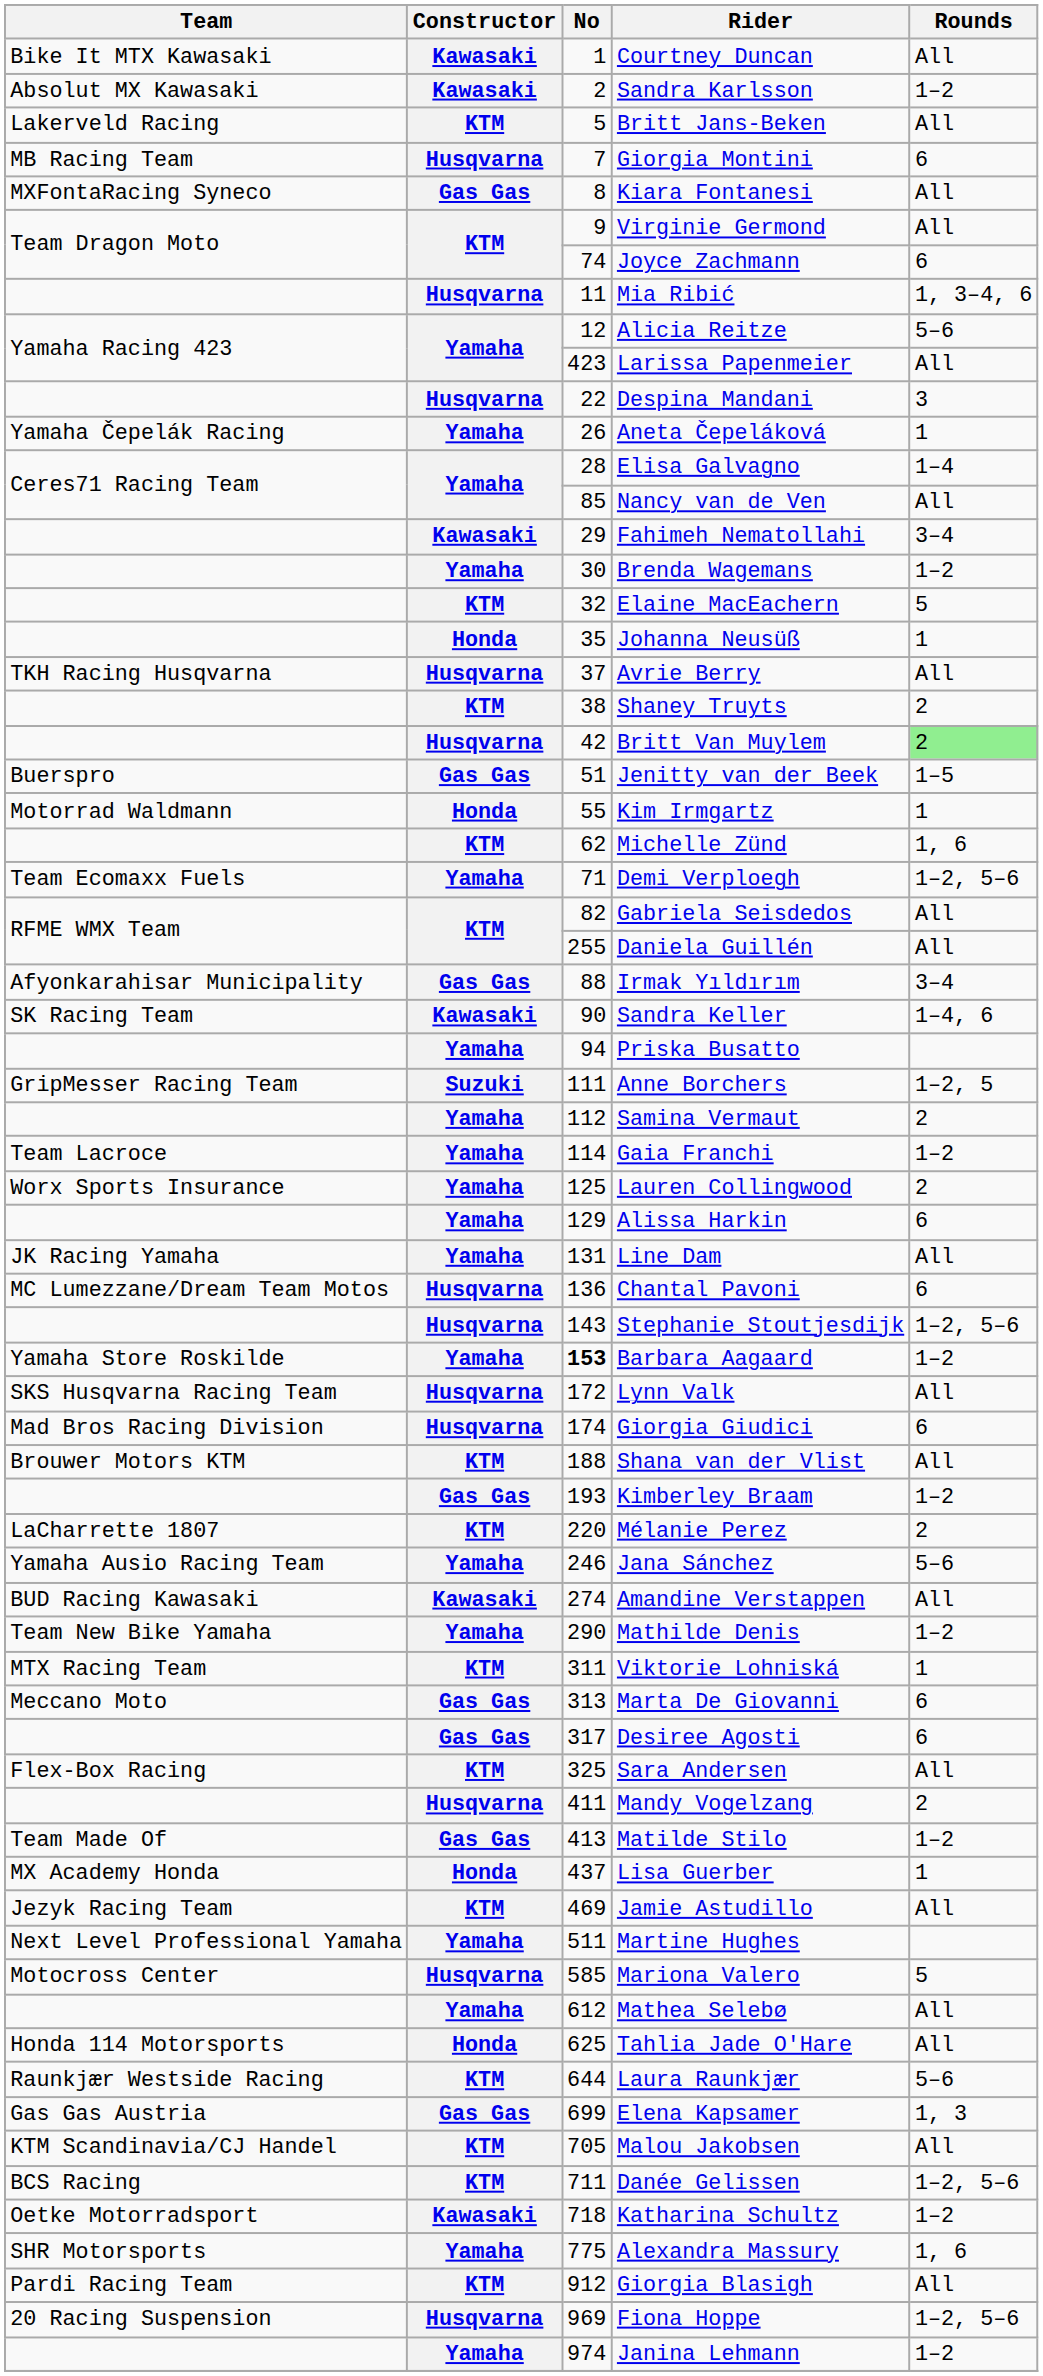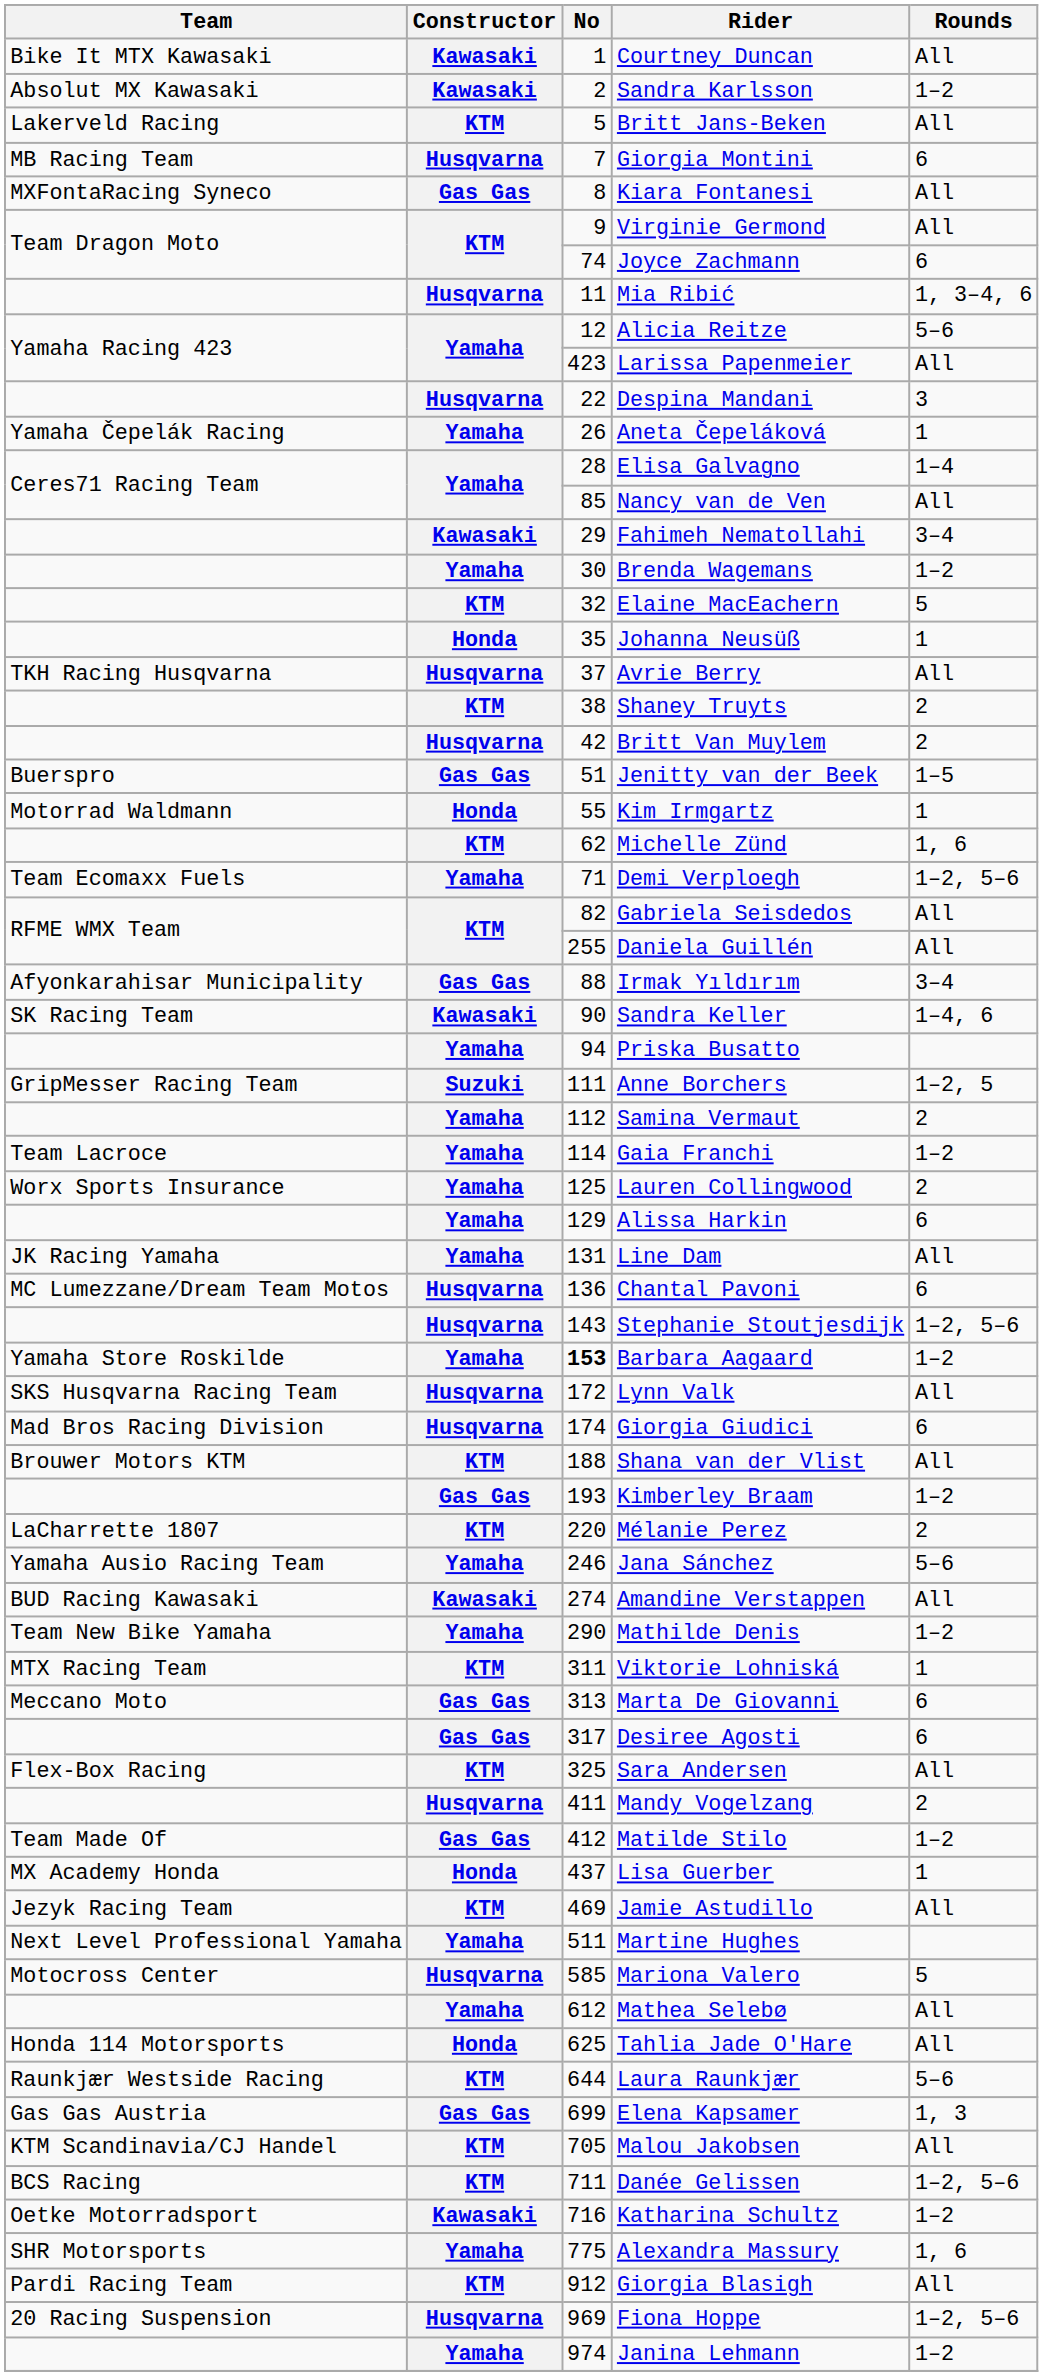(921, 742) lightgreen background -> (921, 742) no background
(587, 1840) 413 -> (587, 1840) 412
(587, 2217) 718 -> (587, 2217) 716
